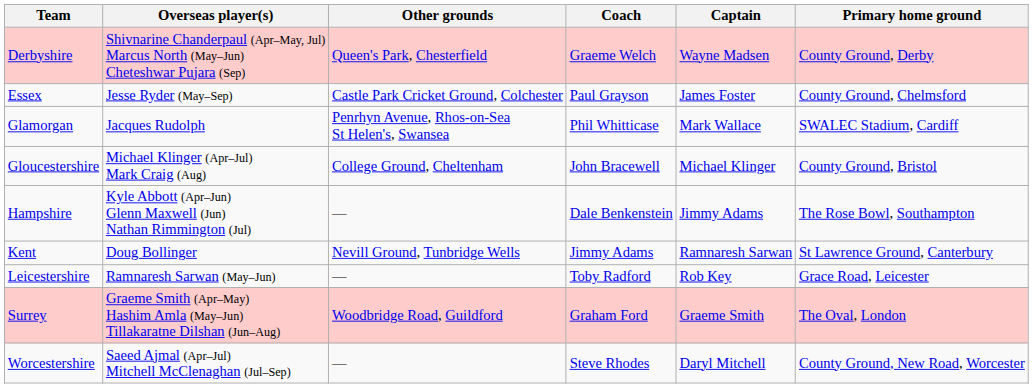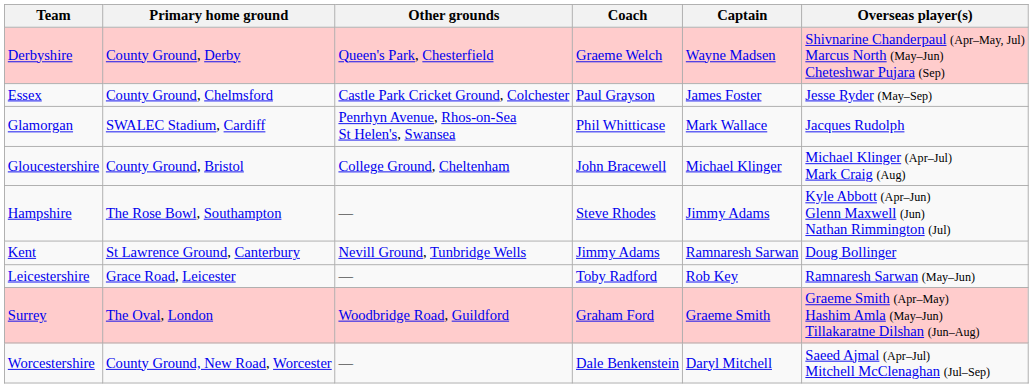columns swapped: (912, 16) <-> (216, 16)
(621, 213) Dale Benkenstein -> (616, 213) Steve Rhodes
(609, 363) Steve Rhodes -> (628, 363) Dale Benkenstein
